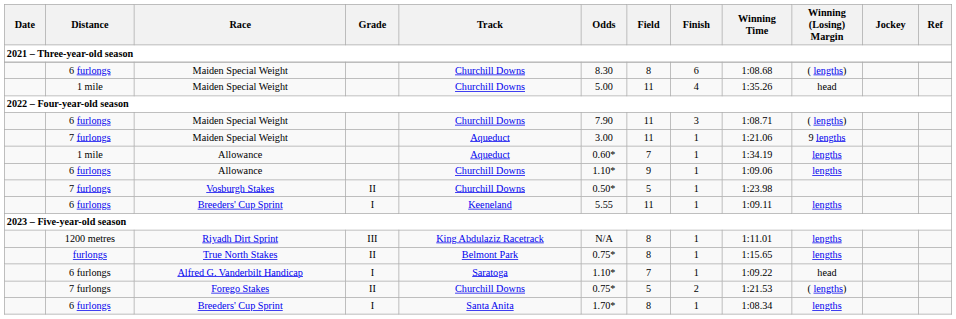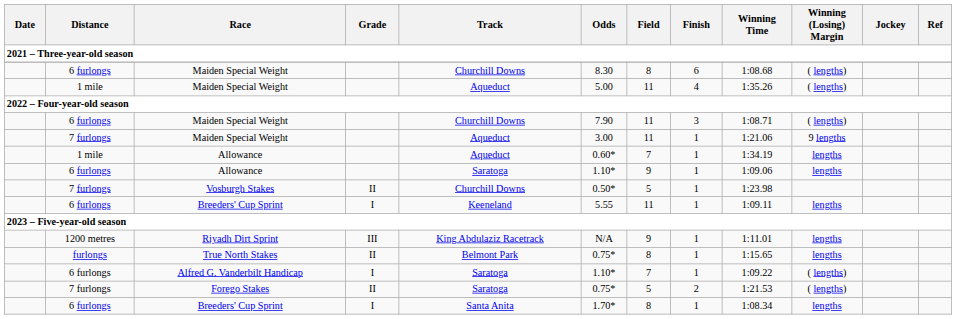(490, 86) Churchill Downs -> (490, 86) Aqueduct
(827, 86) head -> (827, 86) ( lengths)
(490, 171) Churchill Downs -> (490, 171) Saratoga
(649, 238) 8 -> (649, 238) 9
(827, 272) head -> (827, 272) ( lengths)
(490, 288) Churchill Downs -> (490, 288) Saratoga
